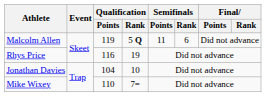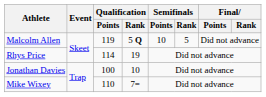(161, 40) 11 -> (161, 40) 10
(186, 40) 6 -> (186, 40) 5
(108, 55) 116 -> (108, 55) 114
(108, 70) 104 -> (108, 70) 100
